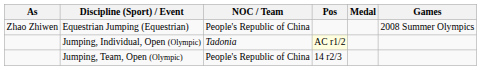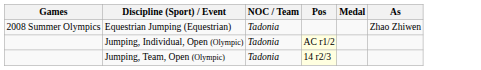columns swapped: (427, 12) <-> (32, 12)
(258, 27) People's Republic of China -> (263, 27) Tadonia
(258, 57) People's Republic of China -> (263, 57) Tadonia
(328, 57) no background -> (317, 57) lightyellow background
